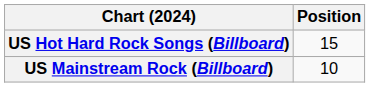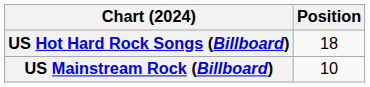(329, 43) 15 -> (329, 43) 18
